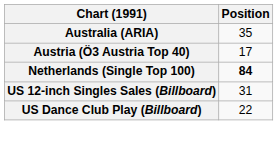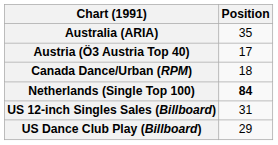+ row: (112, 71)
(246, 110) 22 -> (246, 129) 29
